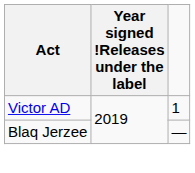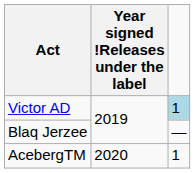(176, 107) no background -> (176, 107) lightblue background
+ row: (47, 155)
